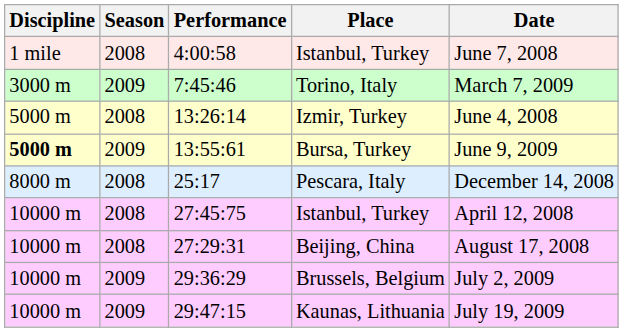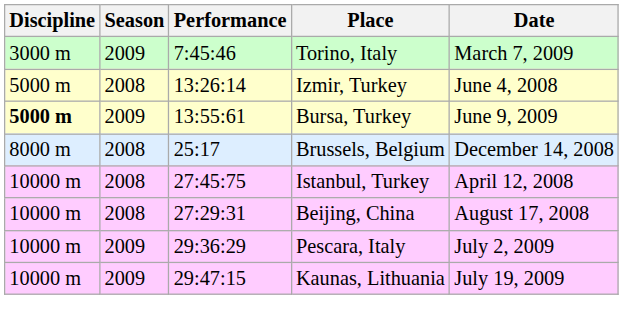- row: (205, 52)
(351, 181) Pescara, Italy -> (370, 149) Brussels, Belgium
(370, 278) Brussels, Belgium -> (351, 246) Pescara, Italy
